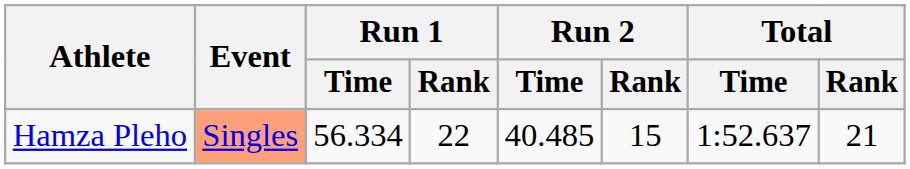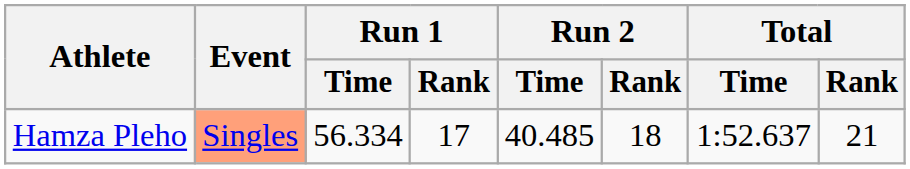(454, 136) 22 -> (454, 136) 17
(645, 136) 15 -> (645, 136) 18
